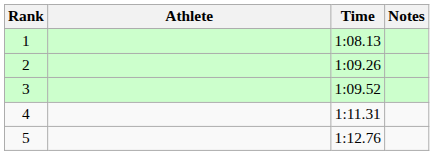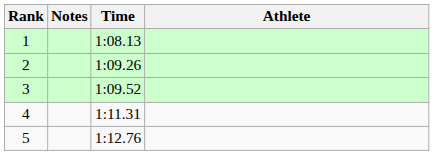columns swapped: (189, 16) <-> (406, 16)
